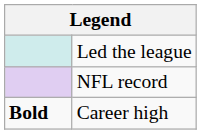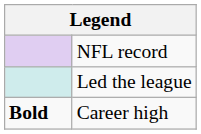rows swapped: (122, 81) <-> (134, 50)
